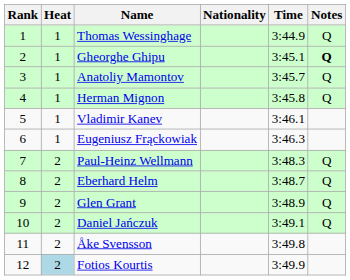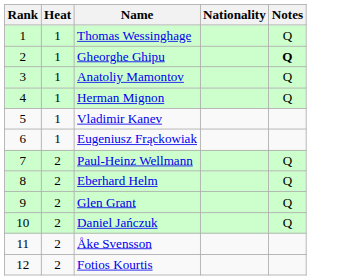- column: (288, 14)
(58, 264) lightblue background -> (58, 264) no background
